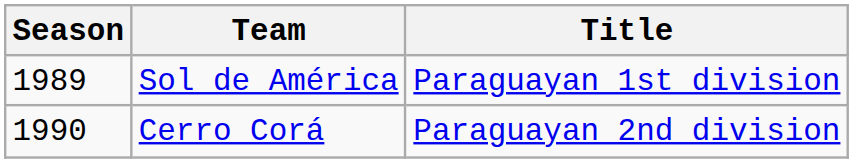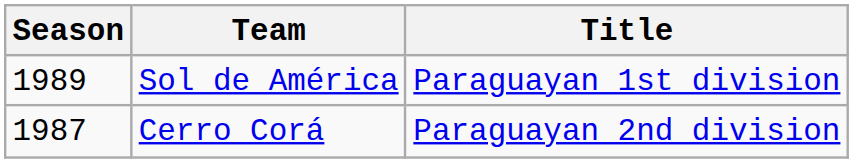(50, 131) 1990 -> (50, 131) 1987
